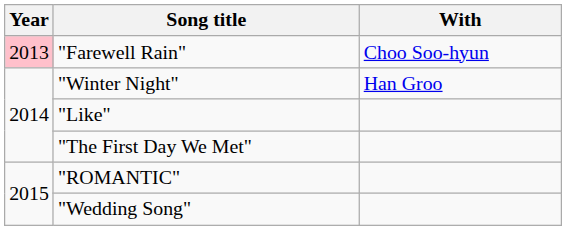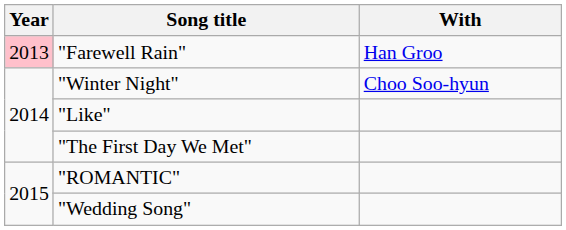(426, 51) Choo Soo-hyun -> (403, 51) Han Groo
(403, 83) Han Groo -> (426, 83) Choo Soo-hyun
